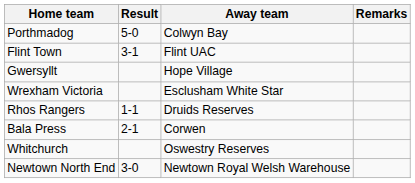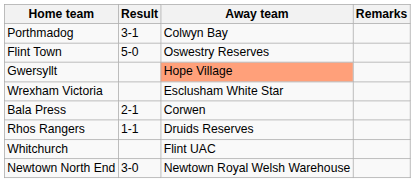(130, 33) 5-0 -> (130, 33) 3-1
(130, 52) 3-1 -> (130, 52) 5-0
(190, 52) Flint UAC -> (216, 52) Oswestry Reserves
(198, 71) no background -> (198, 71) lightsalmon background
rows swapped: (46, 110) <-> (37, 129)
(216, 149) Oswestry Reserves -> (190, 149) Flint UAC
